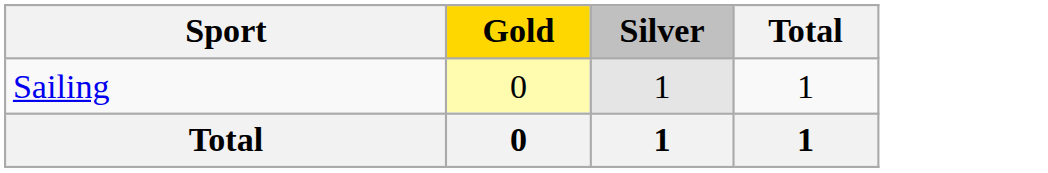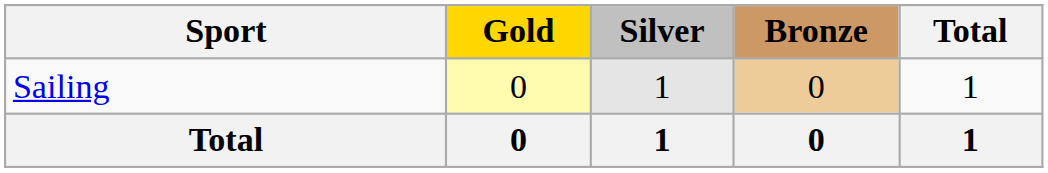+ column: (816, 31)
